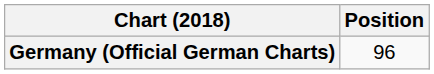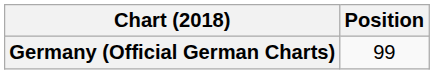(384, 52) 96 -> (384, 52) 99
